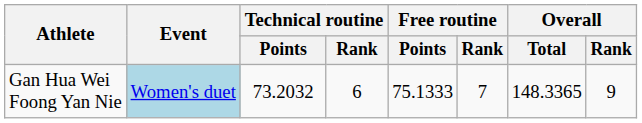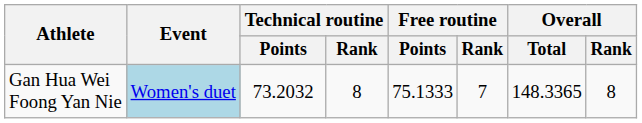(357, 91) 6 -> (357, 91) 8
(611, 91) 9 -> (611, 91) 8
